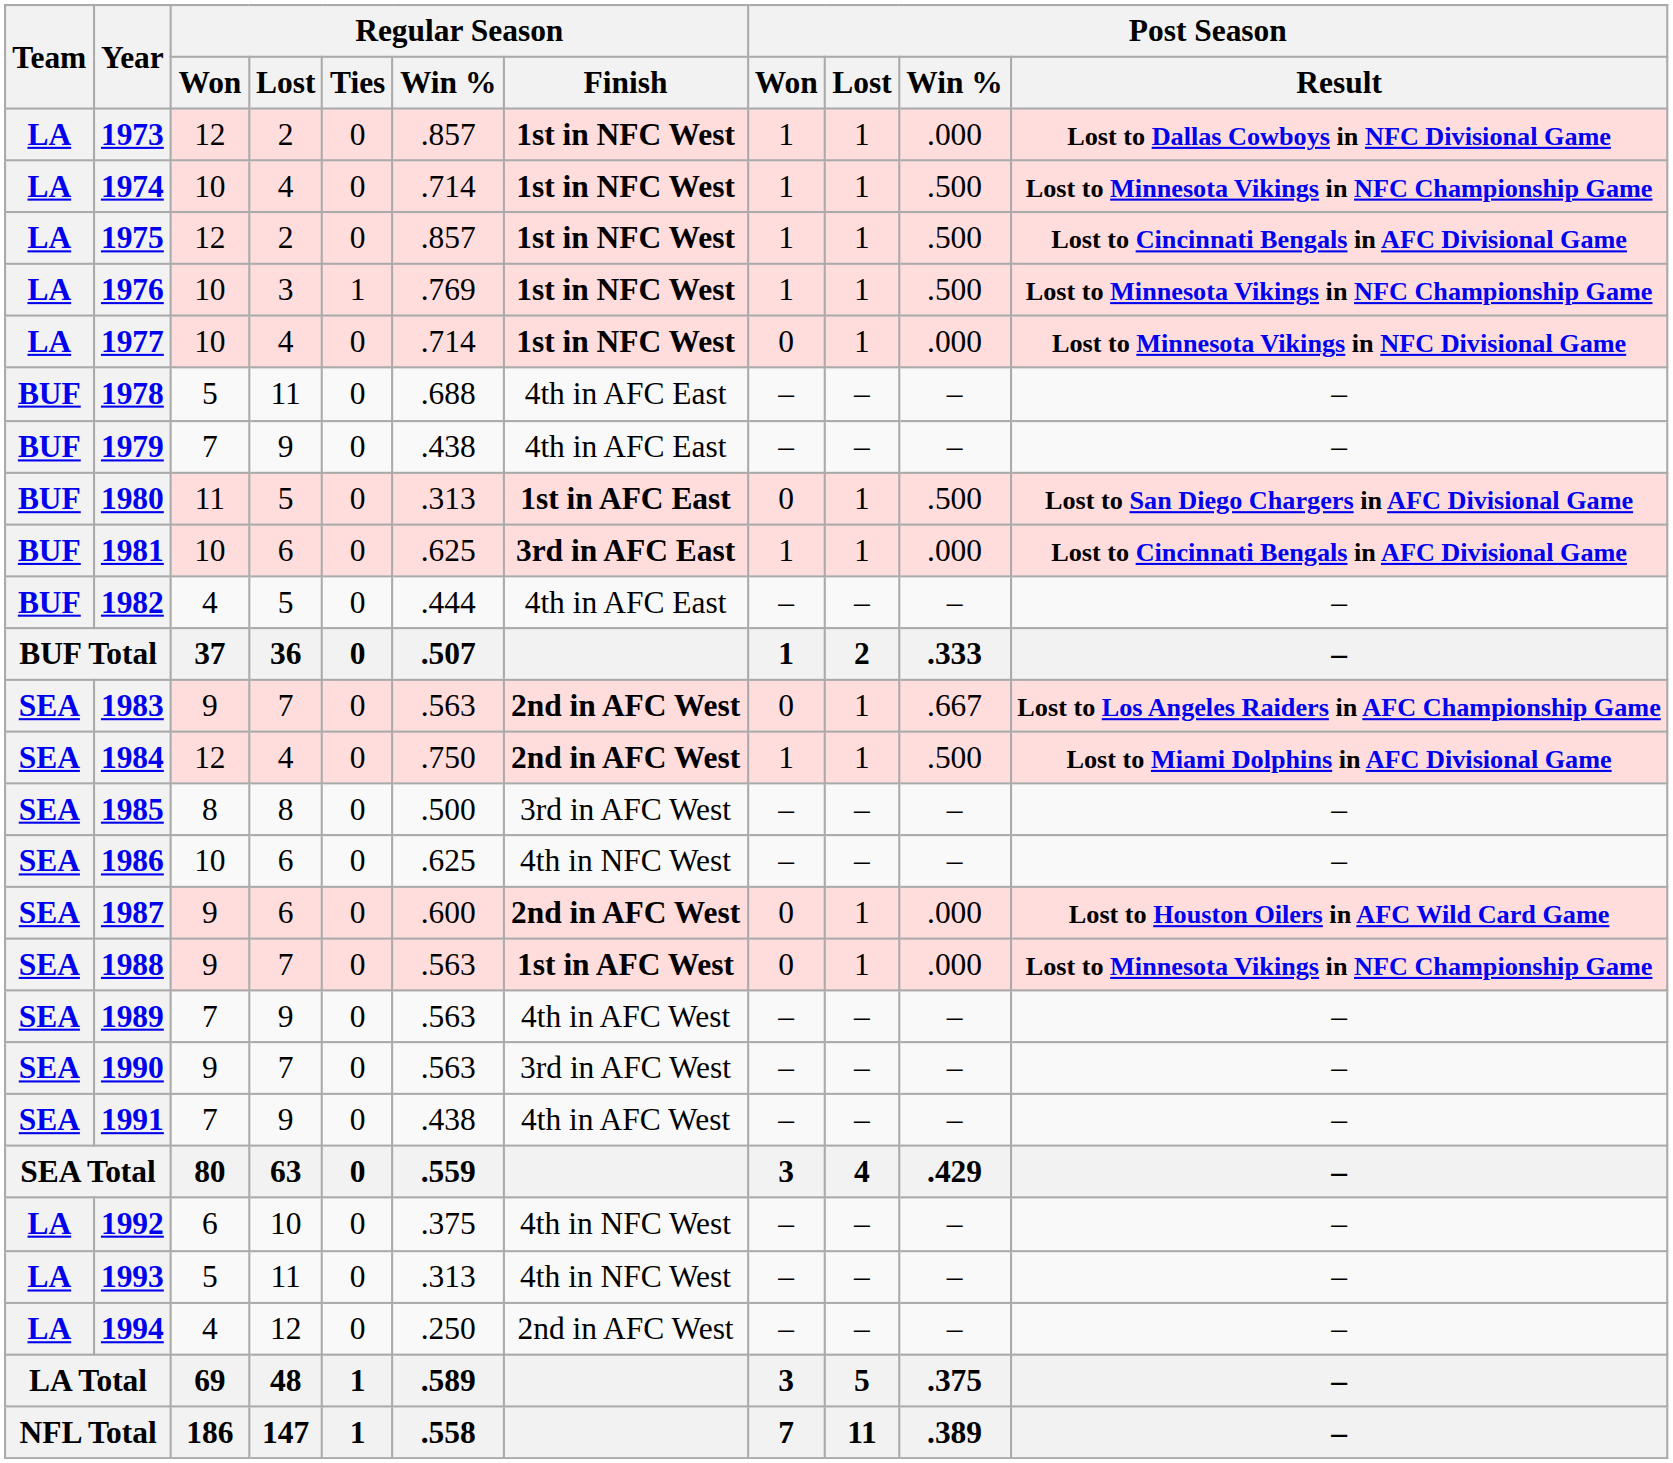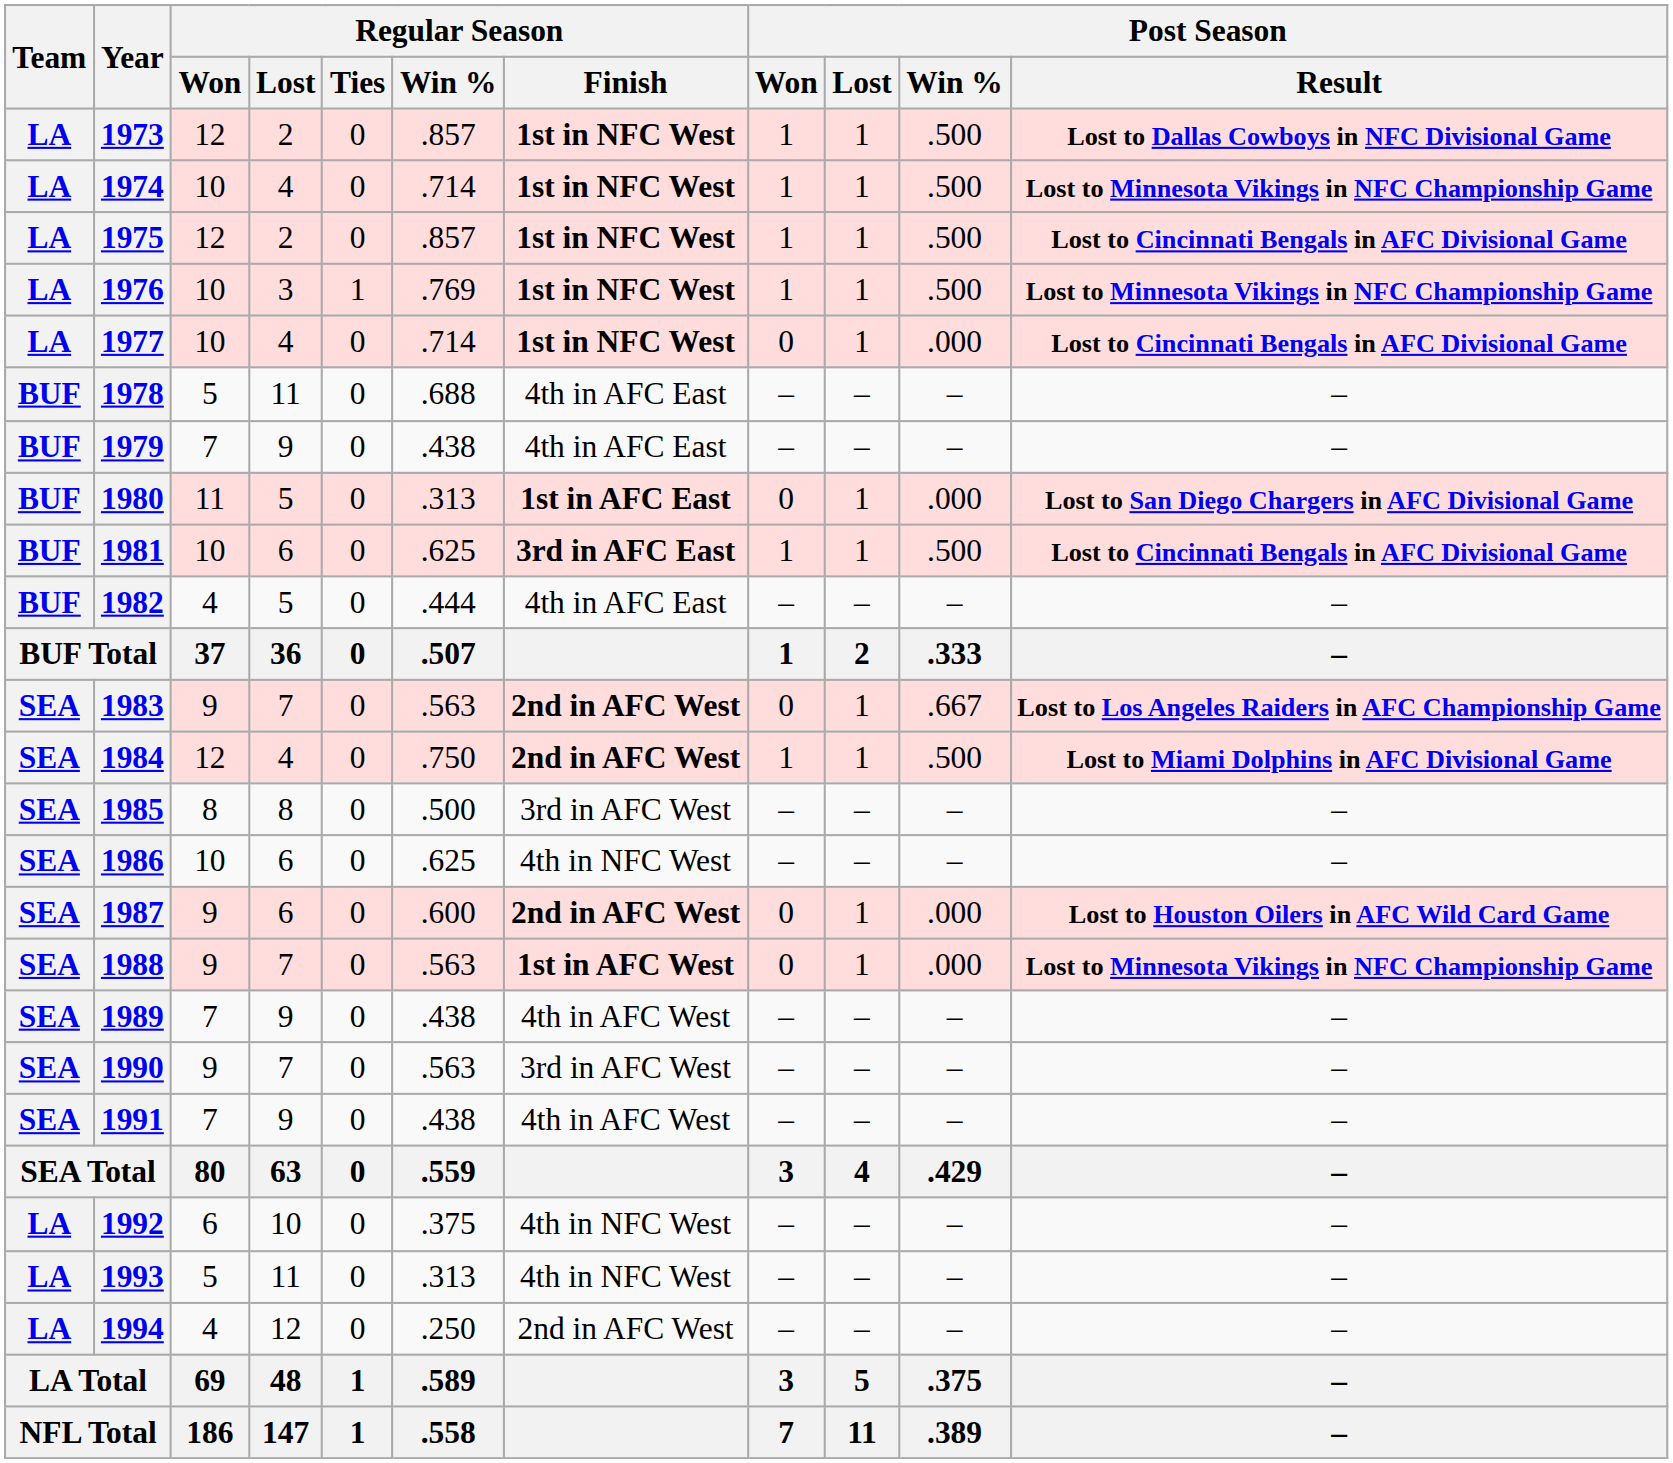(955, 134) .000 -> (955, 134) .500
(1339, 345) Lost to Minnesota Vikings in NFC Divisional Game -> (1339, 345) Lost to Cincinnati Bengals in AFC Divisional Game
(955, 497) .500 -> (955, 497) .000
(955, 549) .000 -> (955, 549) .500
(448, 1016) .563 -> (448, 1016) .438
